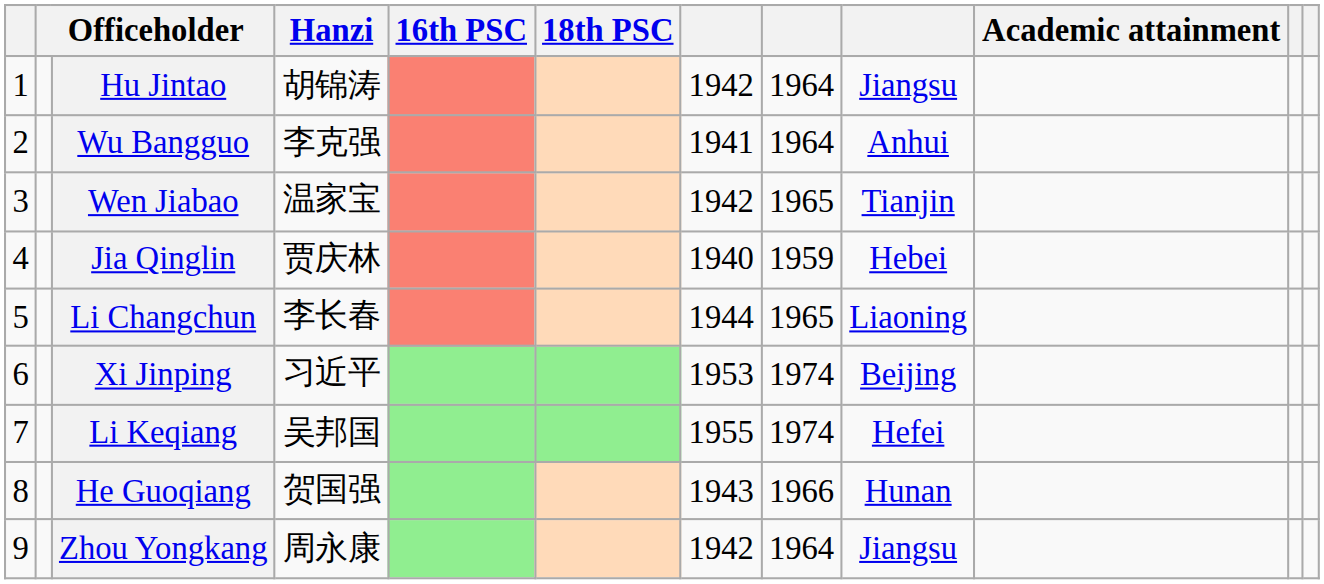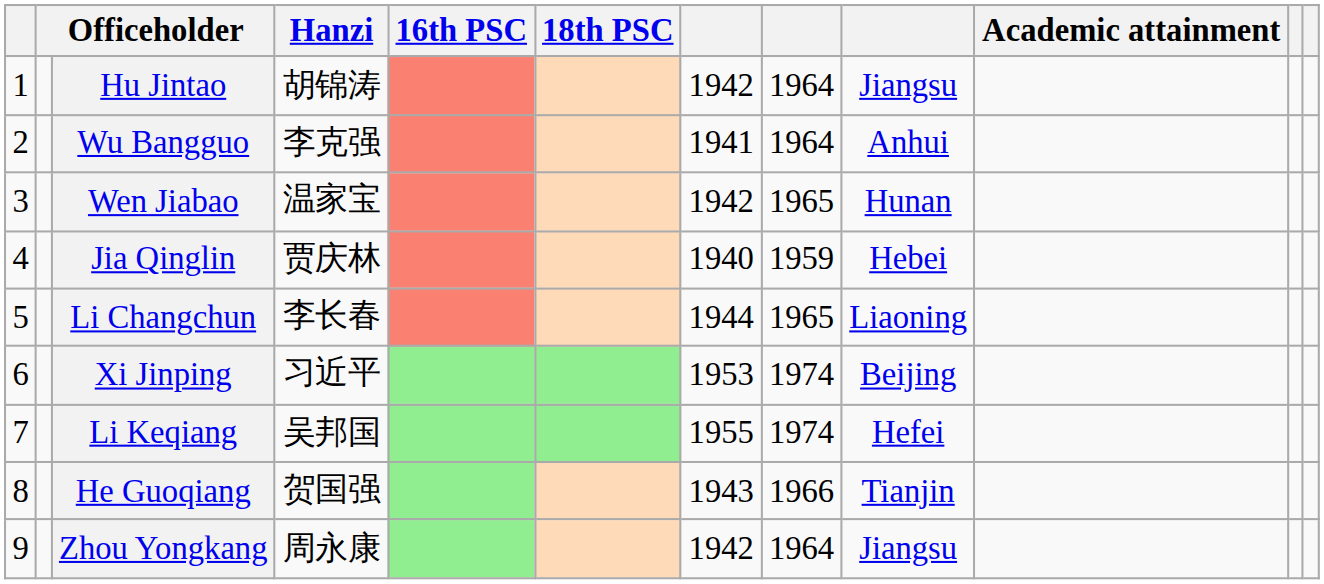(908, 200) Tianjin -> (908, 200) Hunan
(908, 490) Hunan -> (908, 490) Tianjin
